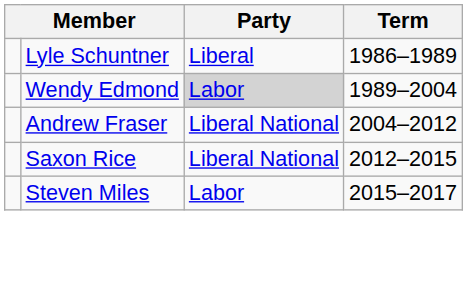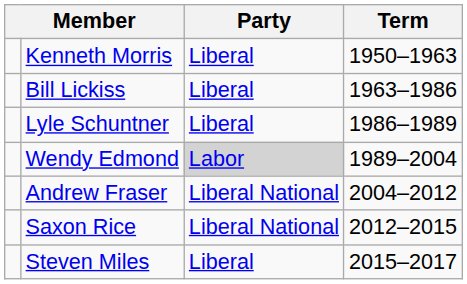+ row: (99, 55)
+ row: (75, 90)
(216, 192) Labor -> (221, 261) Liberal
